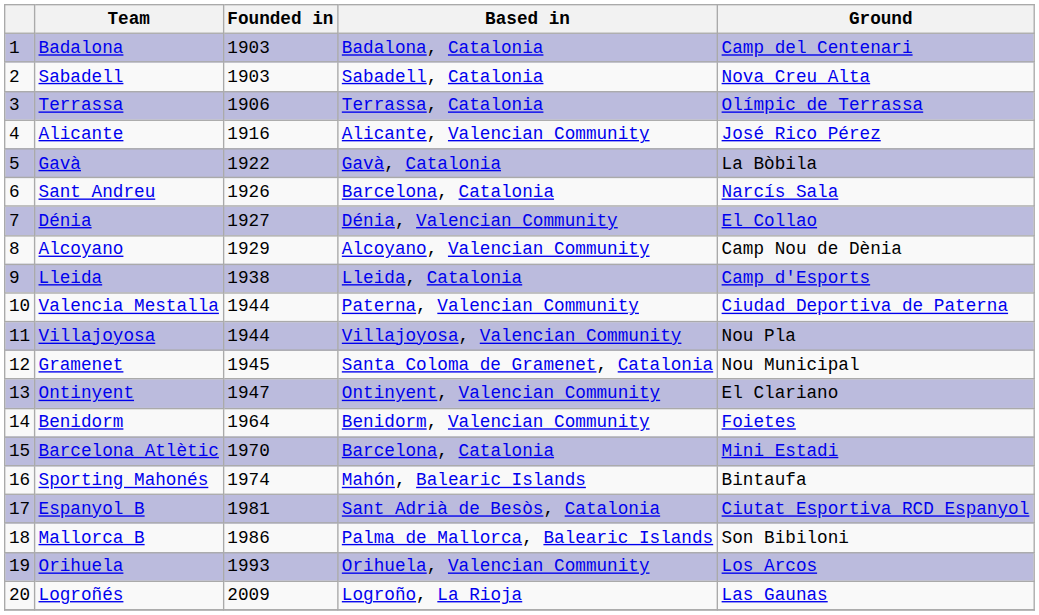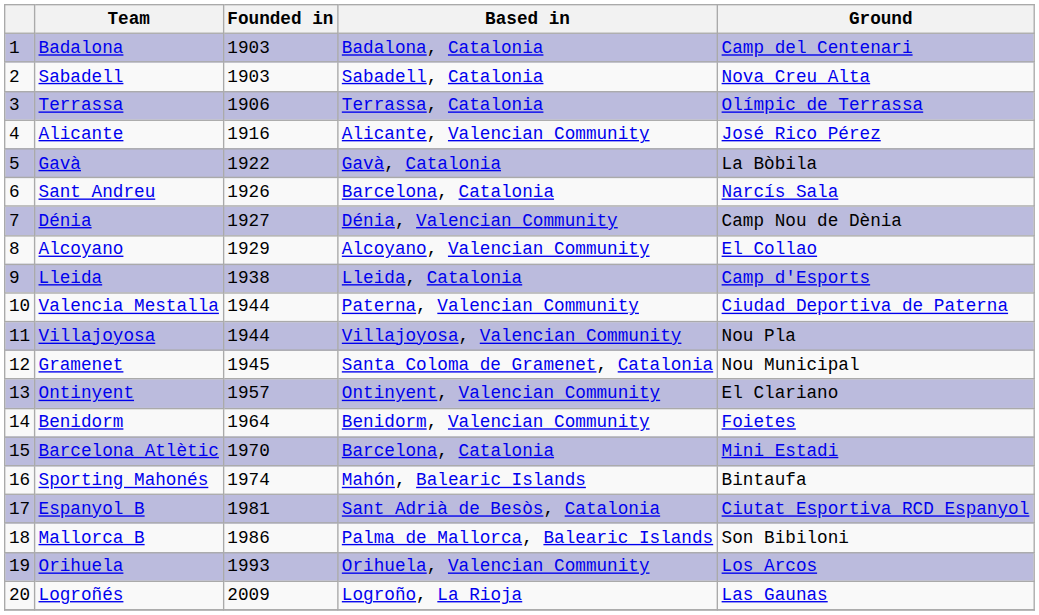(769, 221) El Collao -> (812, 221) Camp Nou de Dènia
(812, 250) Camp Nou de Dènia -> (769, 250) El Collao
(249, 394) 1947 -> (249, 394) 1957
